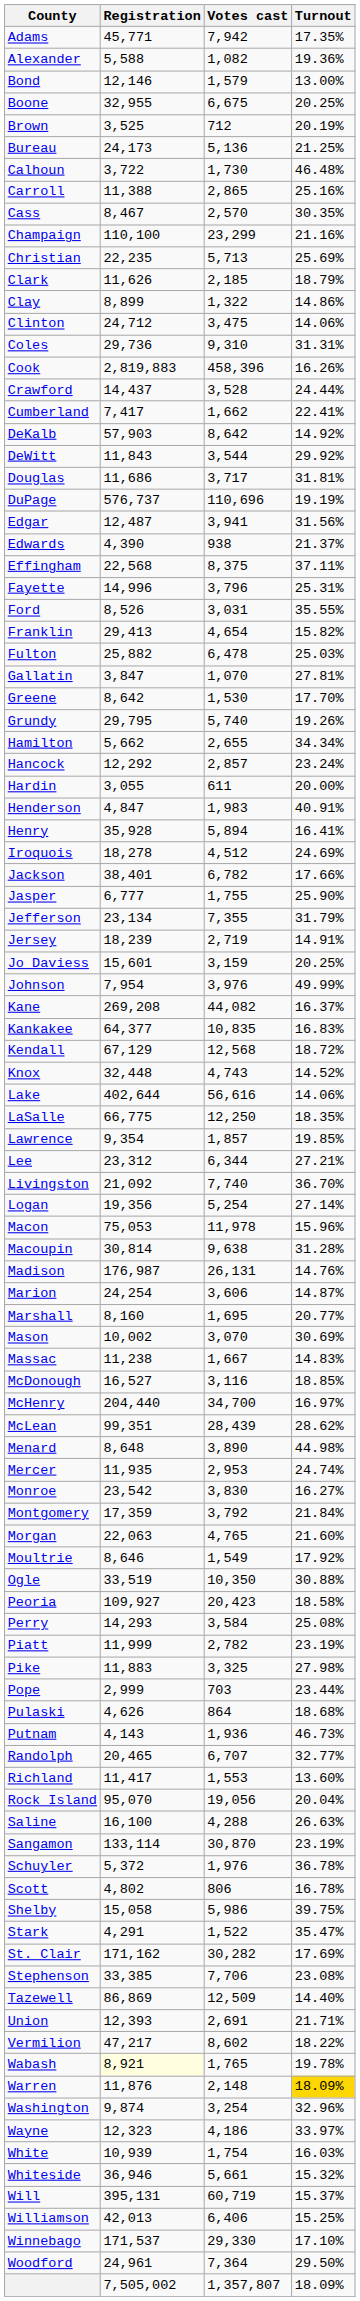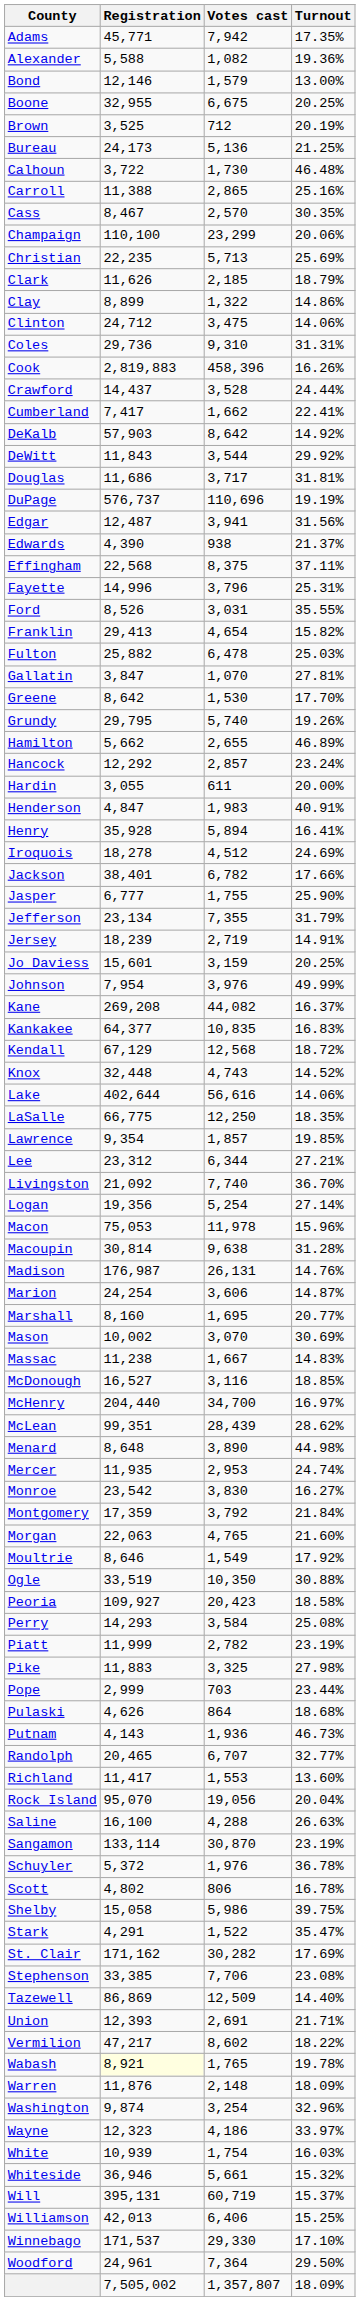(319, 236) 21.16% -> (319, 236) 20.06%
(319, 743) 34.34% -> (319, 743) 46.89%
(319, 2087) gold background -> (319, 2087) no background
